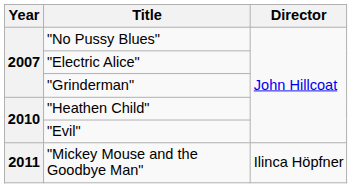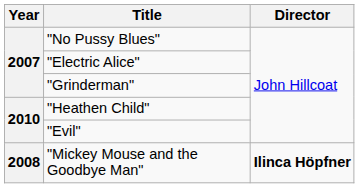(24, 162) 2011 -> (24, 162) 2008
(299, 162) normal -> (302, 162) bold
